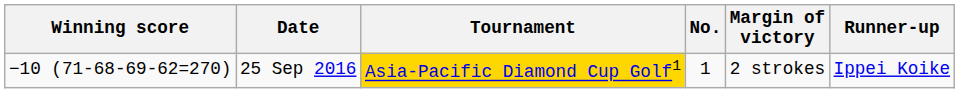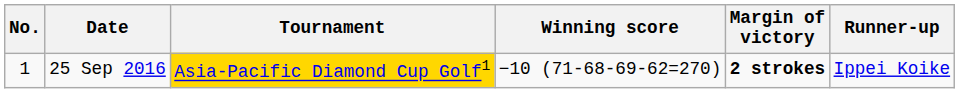columns swapped: (705, 29) <-> (120, 29)
(777, 71) normal -> (777, 71) bold
